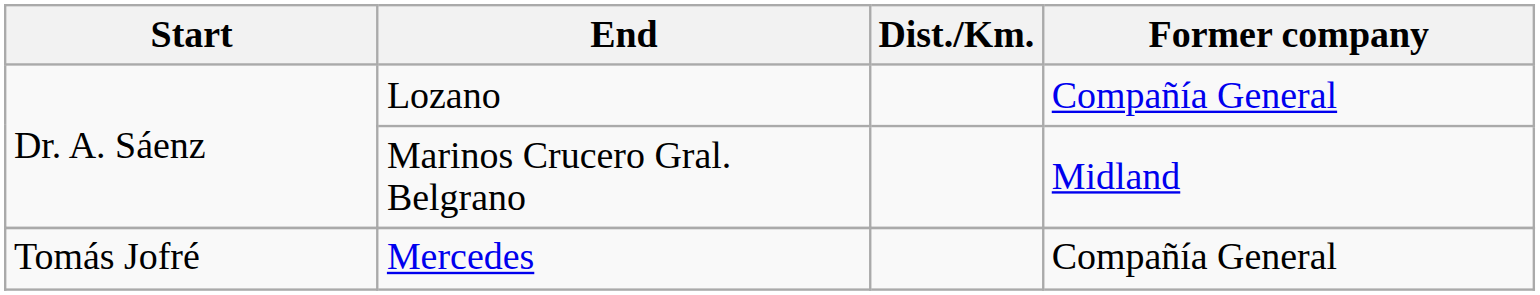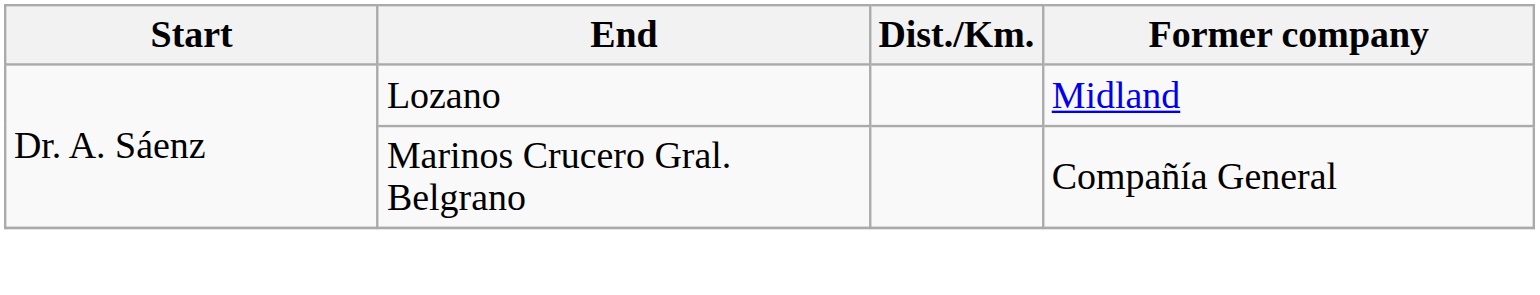(1194, 94) Compañía General -> (1116, 94) Midland
(1116, 176) Midland -> (1194, 176) Compañía General
- row: (461, 257)
